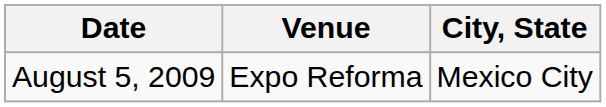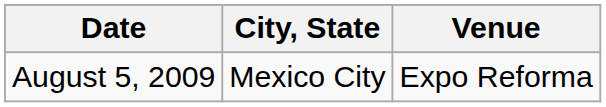columns swapped: (515, 28) <-> (326, 28)
